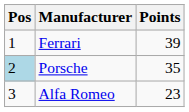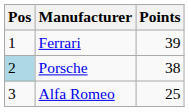(173, 68) 35 -> (173, 68) 38
(173, 94) 23 -> (173, 94) 25
